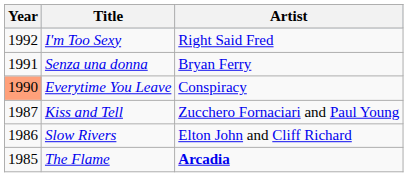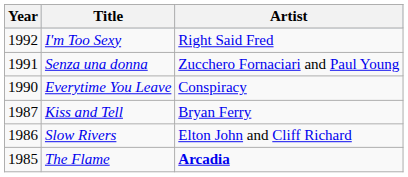(215, 64) Bryan Ferry -> (289, 64) Zucchero Fornaciari and Paul Young
(23, 87) lightsalmon background -> (23, 87) no background
(289, 111) Zucchero Fornaciari and Paul Young -> (215, 111) Bryan Ferry
